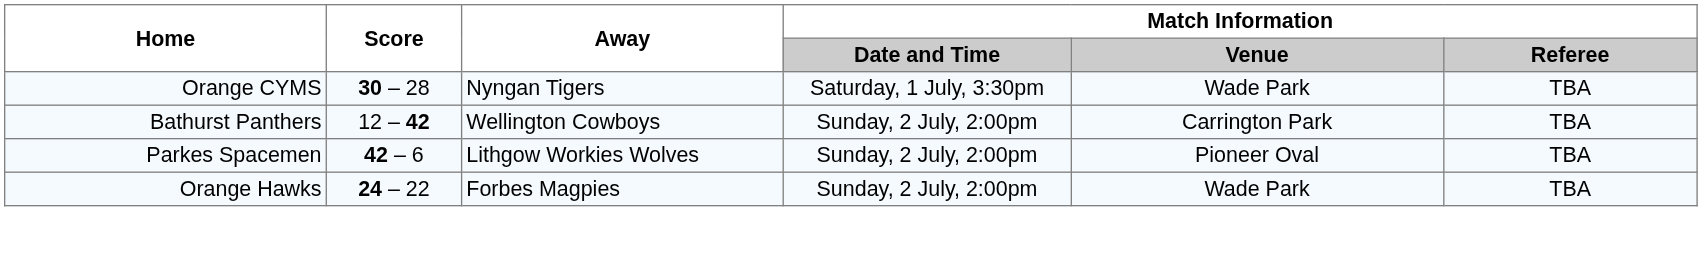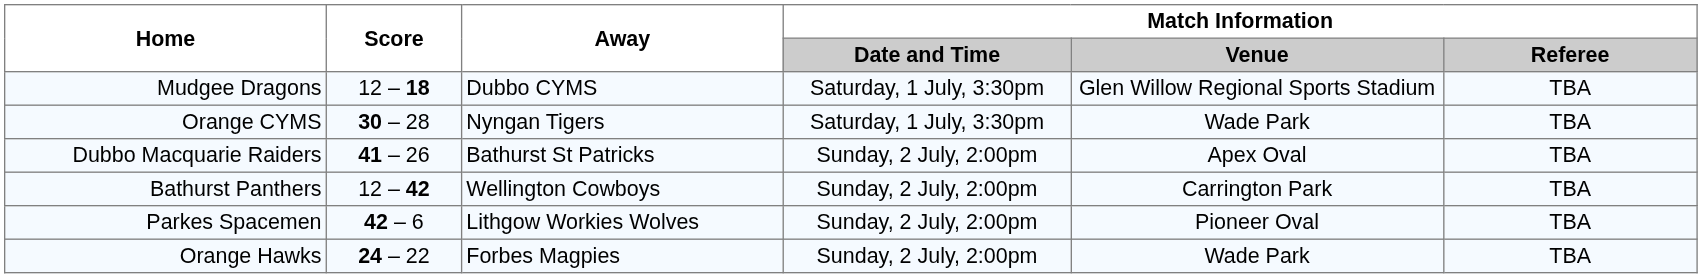+ row: (239, 88)
+ row: (197, 155)
